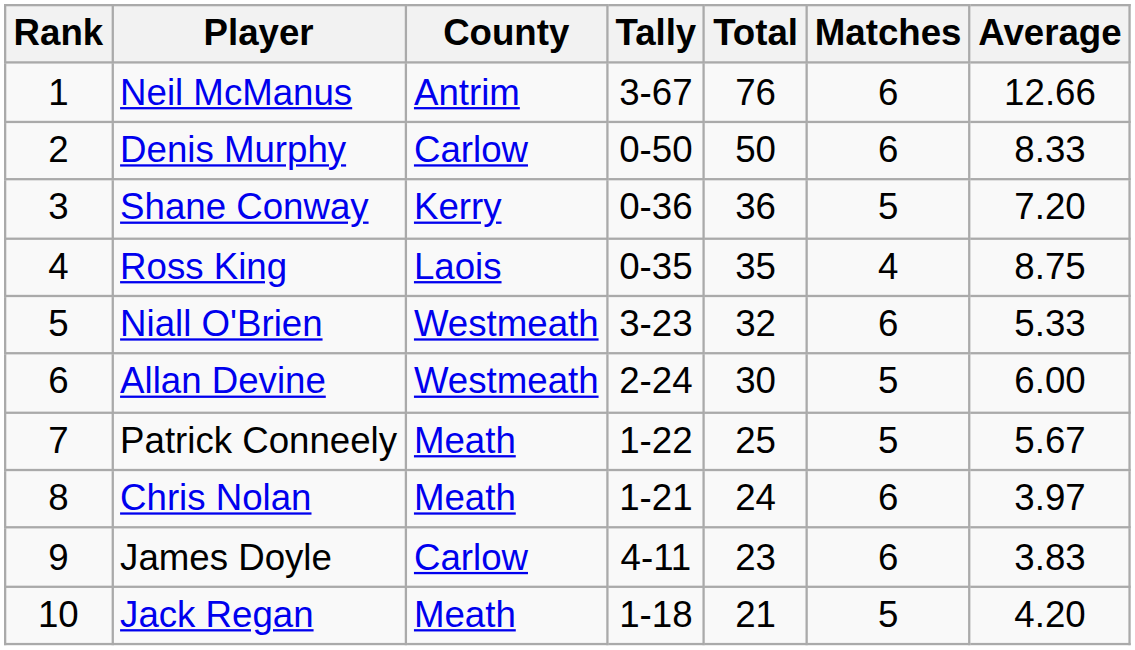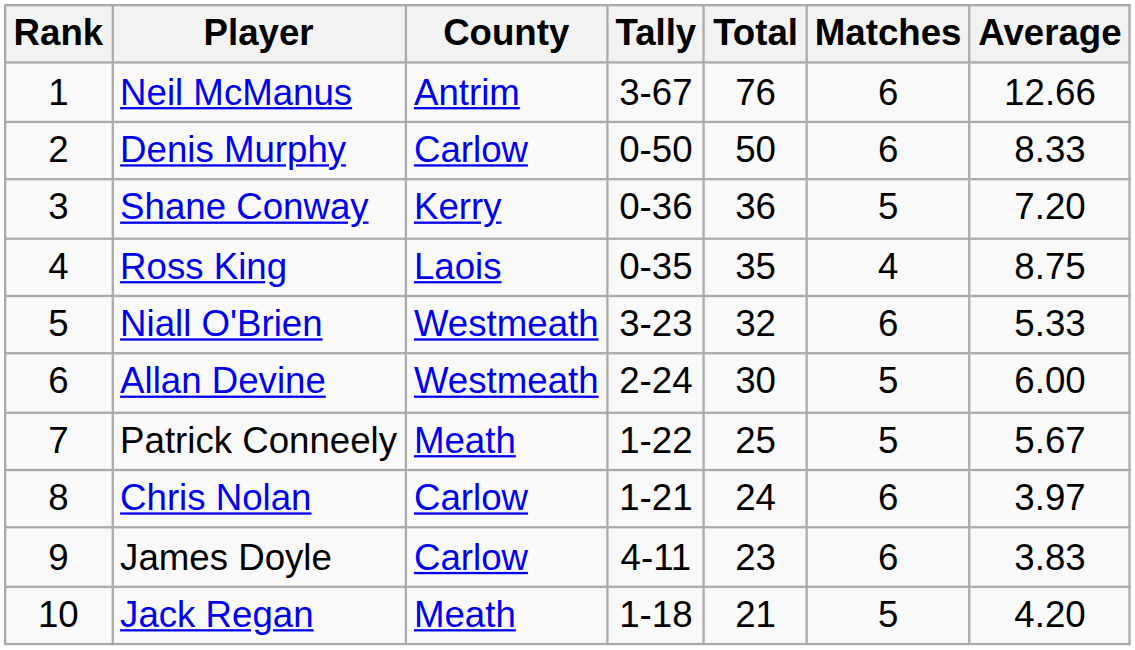(465, 498) Meath -> (471, 498) Carlow
